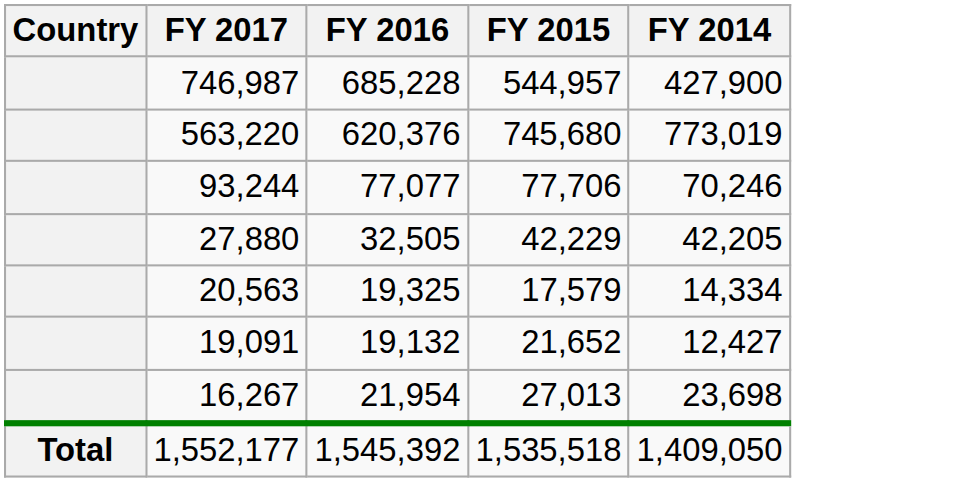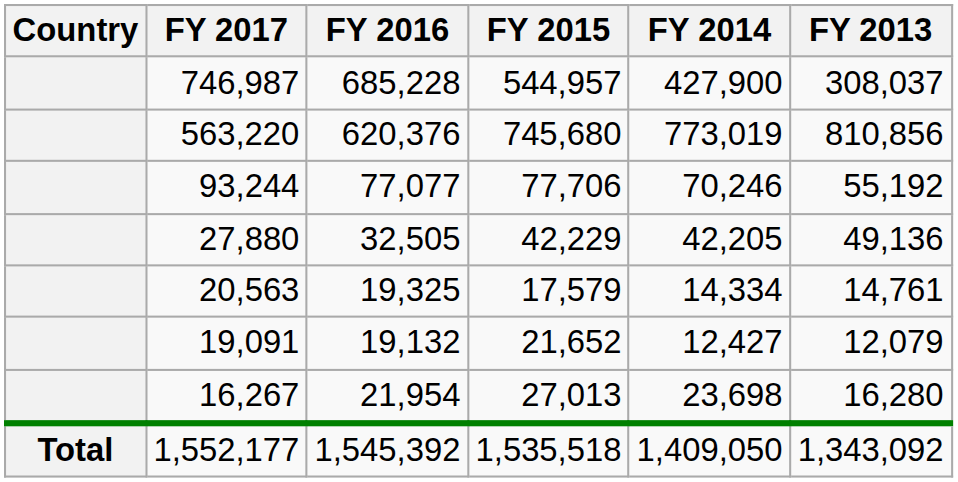+ column: (871, 30)
